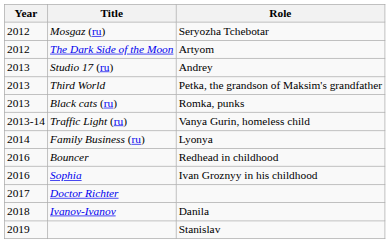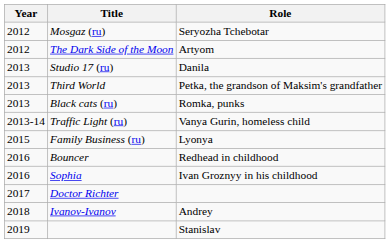(196, 67) Andrey -> (194, 67) Danila
(18, 139) 2014 -> (18, 139) 2015
(194, 211) Danila -> (196, 211) Andrey
